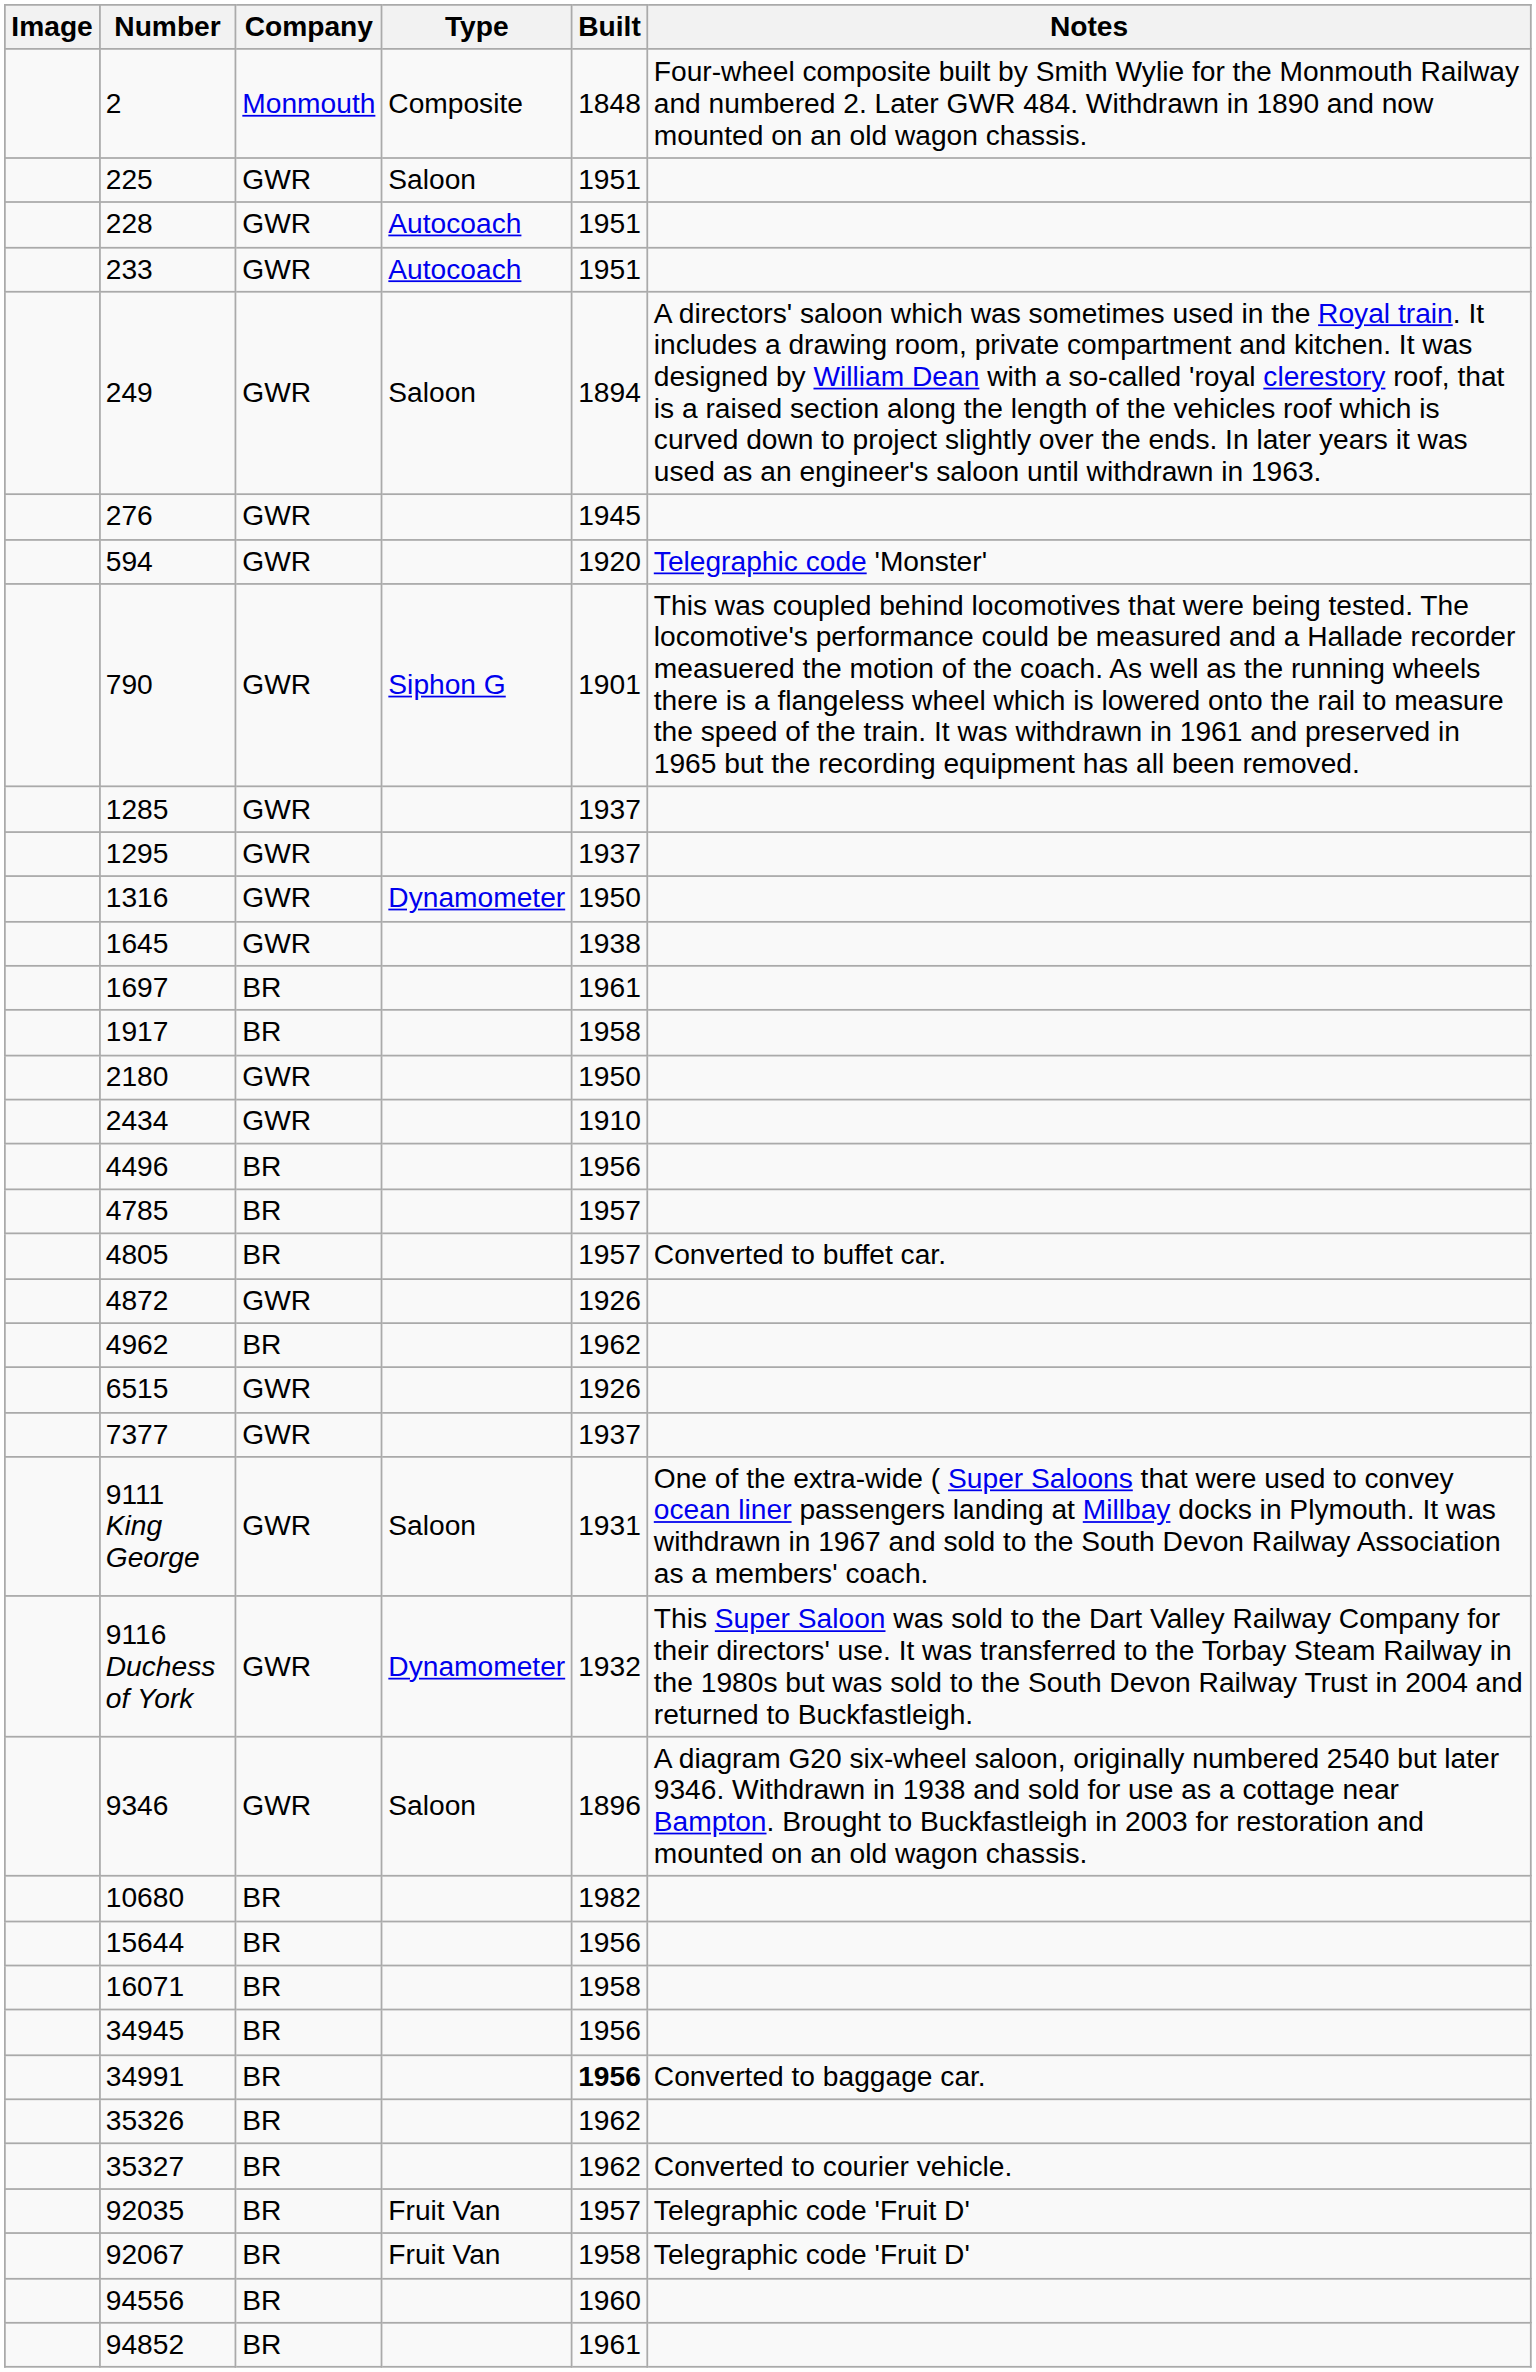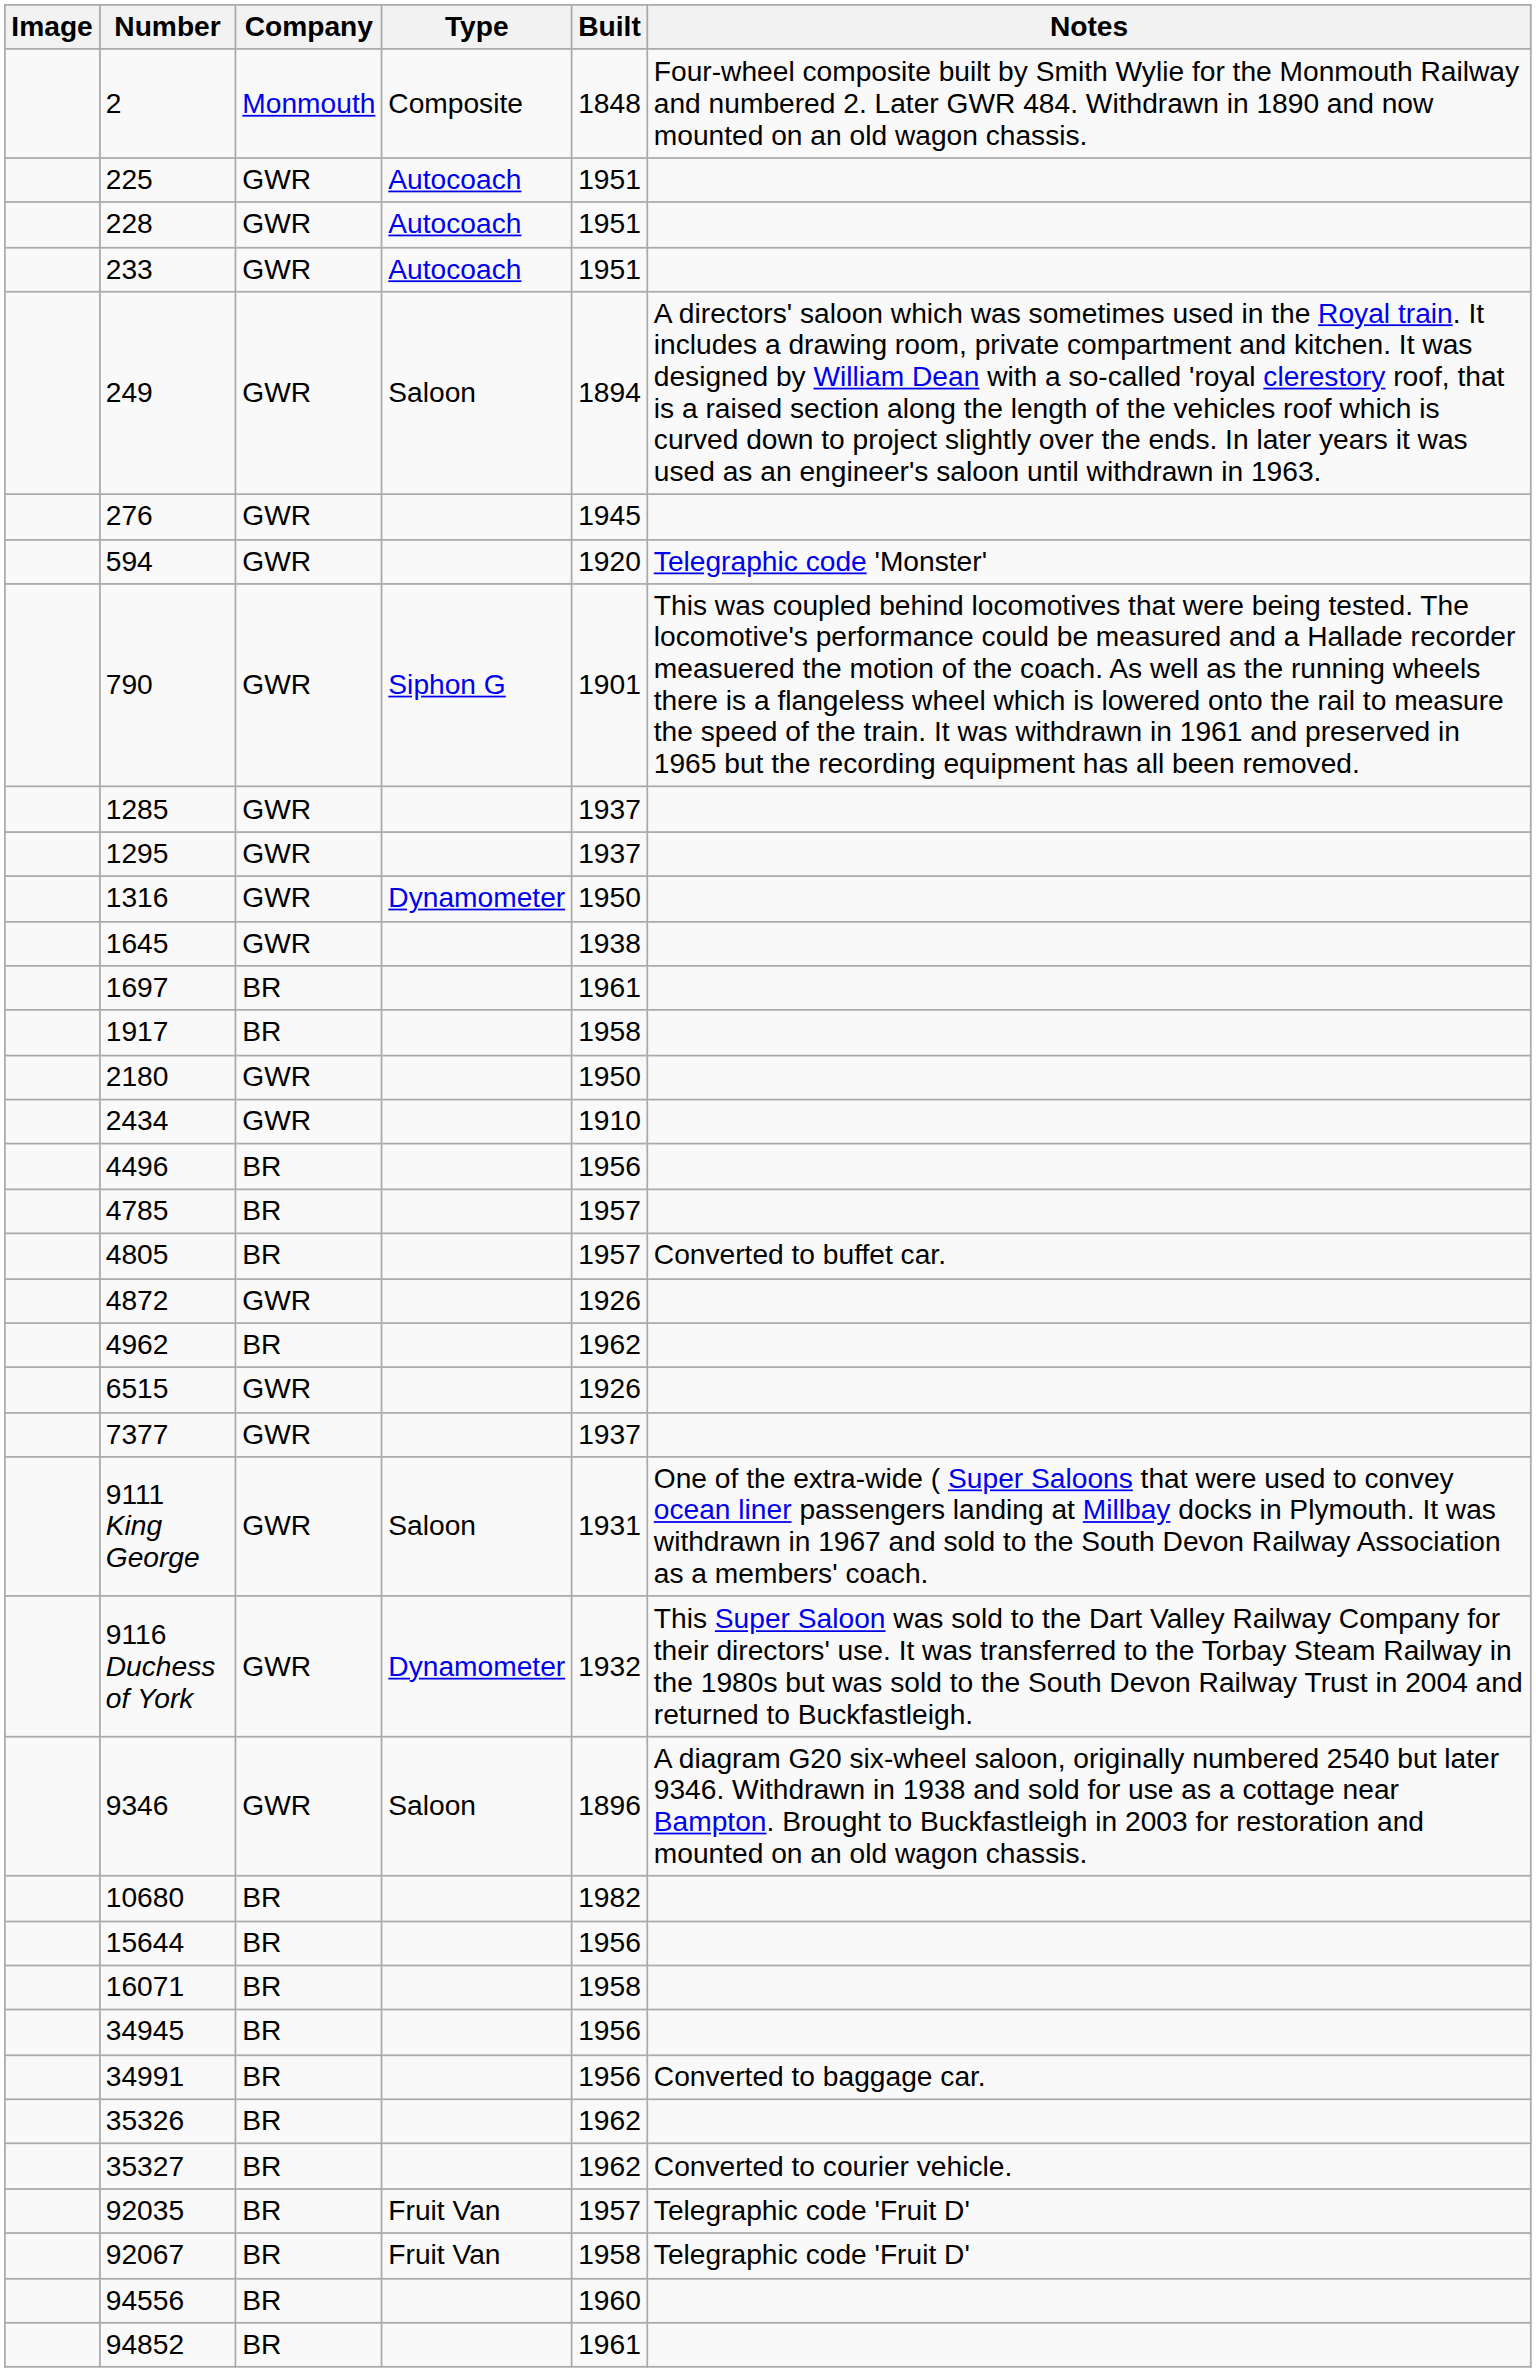(432, 179) Saloon -> (455, 179) Autocoach
(609, 2076) bold -> (609, 2076) normal
